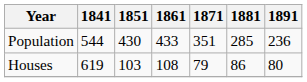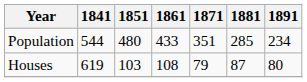(130, 40) 430 -> (130, 40) 480
(279, 40) 236 -> (279, 40) 234
(238, 64) 86 -> (238, 64) 87
